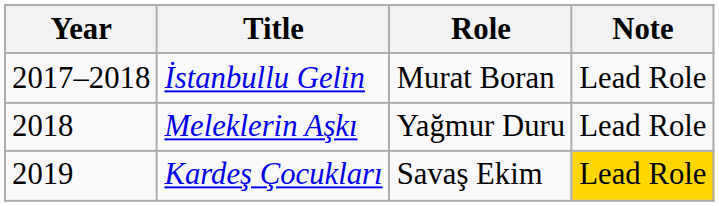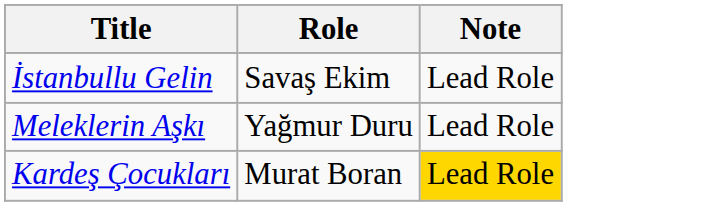- column: (81, 28)
(476, 77) Murat Boran -> (317, 77) Savaş Ekim
(470, 175) Savaş Ekim -> (323, 175) Murat Boran
